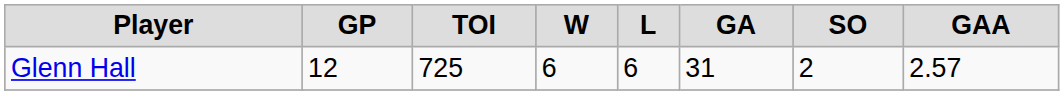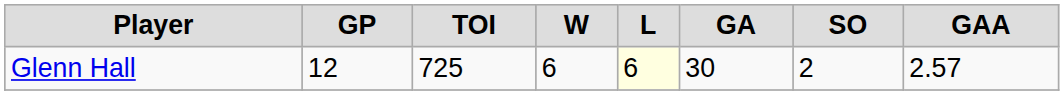(631, 68) no background -> (631, 68) lightyellow background
(700, 68) 31 -> (700, 68) 30
